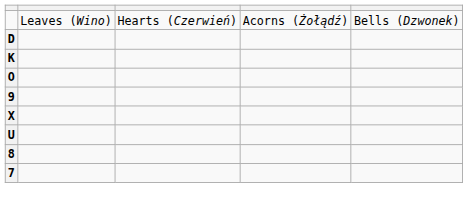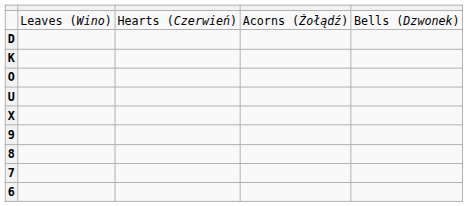rows swapped: (11, 135) <-> (11, 97)
+ row: (11, 192)
